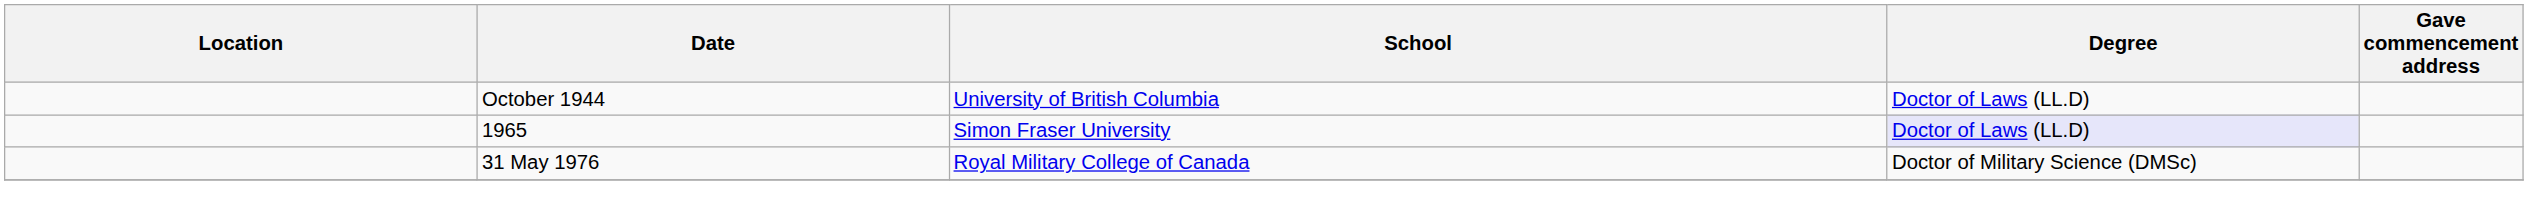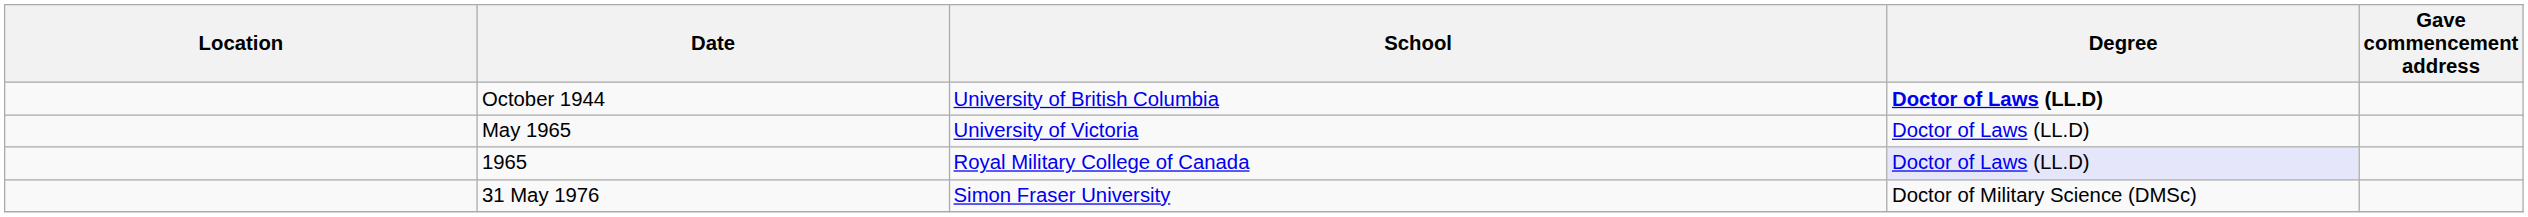(1991, 98) normal -> (1998, 98) bold
+ row: (527, 130)
(1062, 130) Simon Fraser University -> (1102, 163) Royal Military College of Canada
(1102, 163) Royal Military College of Canada -> (1062, 195) Simon Fraser University
